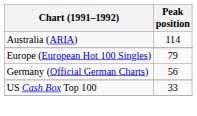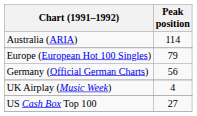+ row: (59, 87)
(173, 87) 33 -> (173, 103) 27
